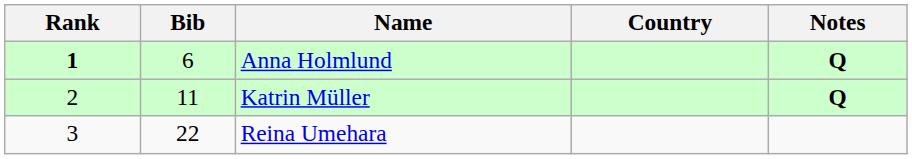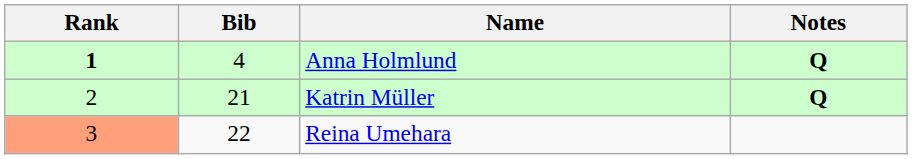- column: (670, 23)
(188, 60) 6 -> (239, 60) 4
(188, 97) 11 -> (239, 97) 21
(72, 134) no background -> (91, 134) lightsalmon background
